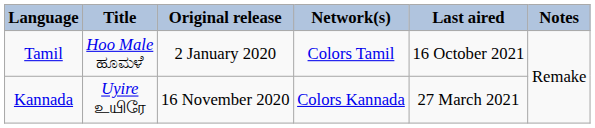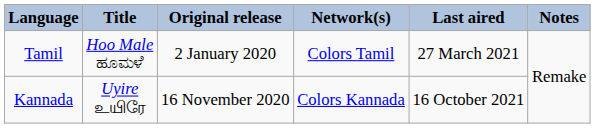(468, 53) 16 October 2021 -> (468, 53) 27 March 2021
(468, 99) 27 March 2021 -> (468, 99) 16 October 2021
